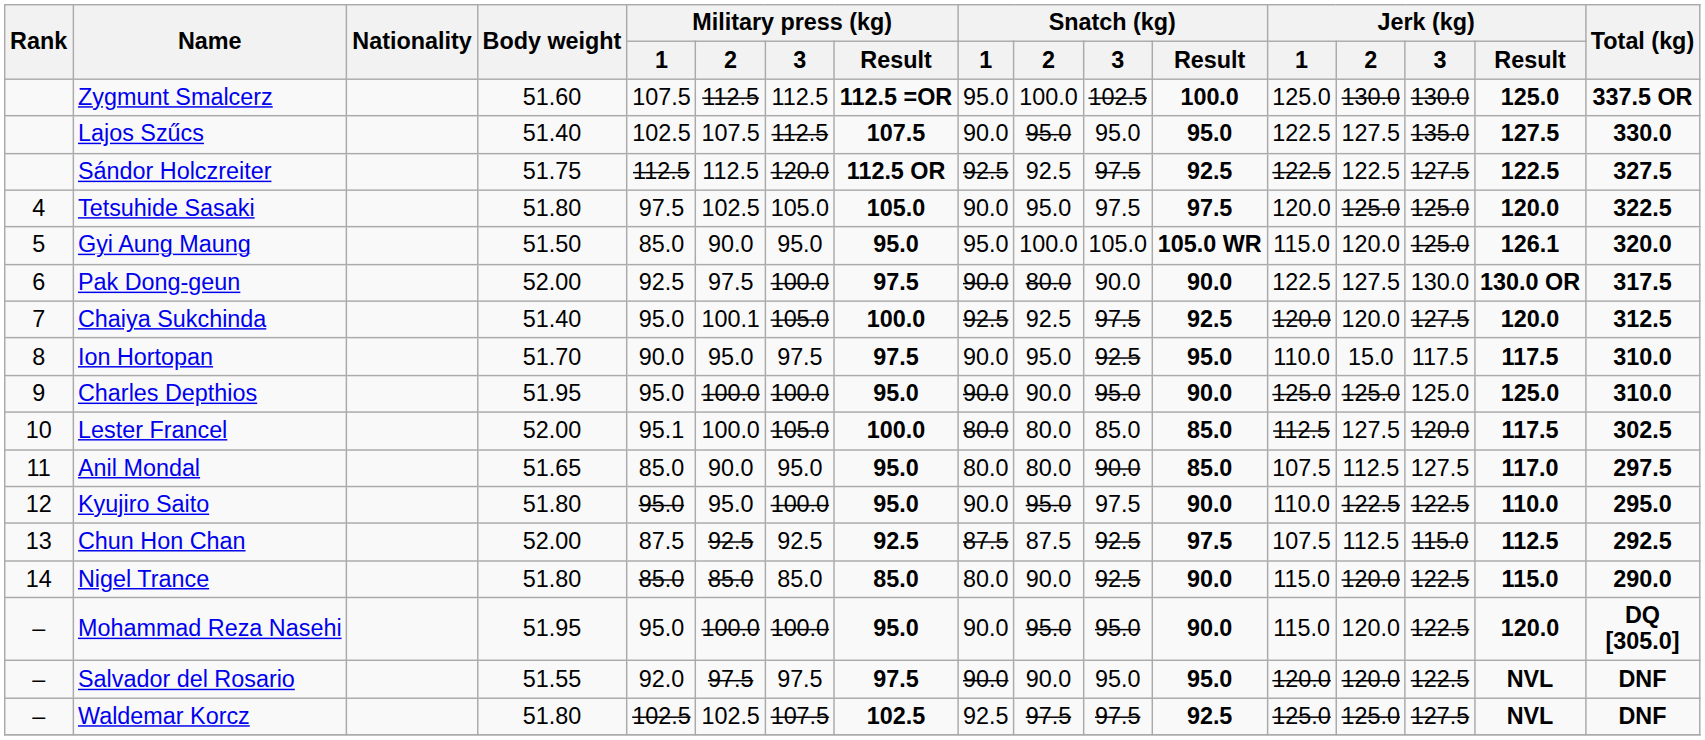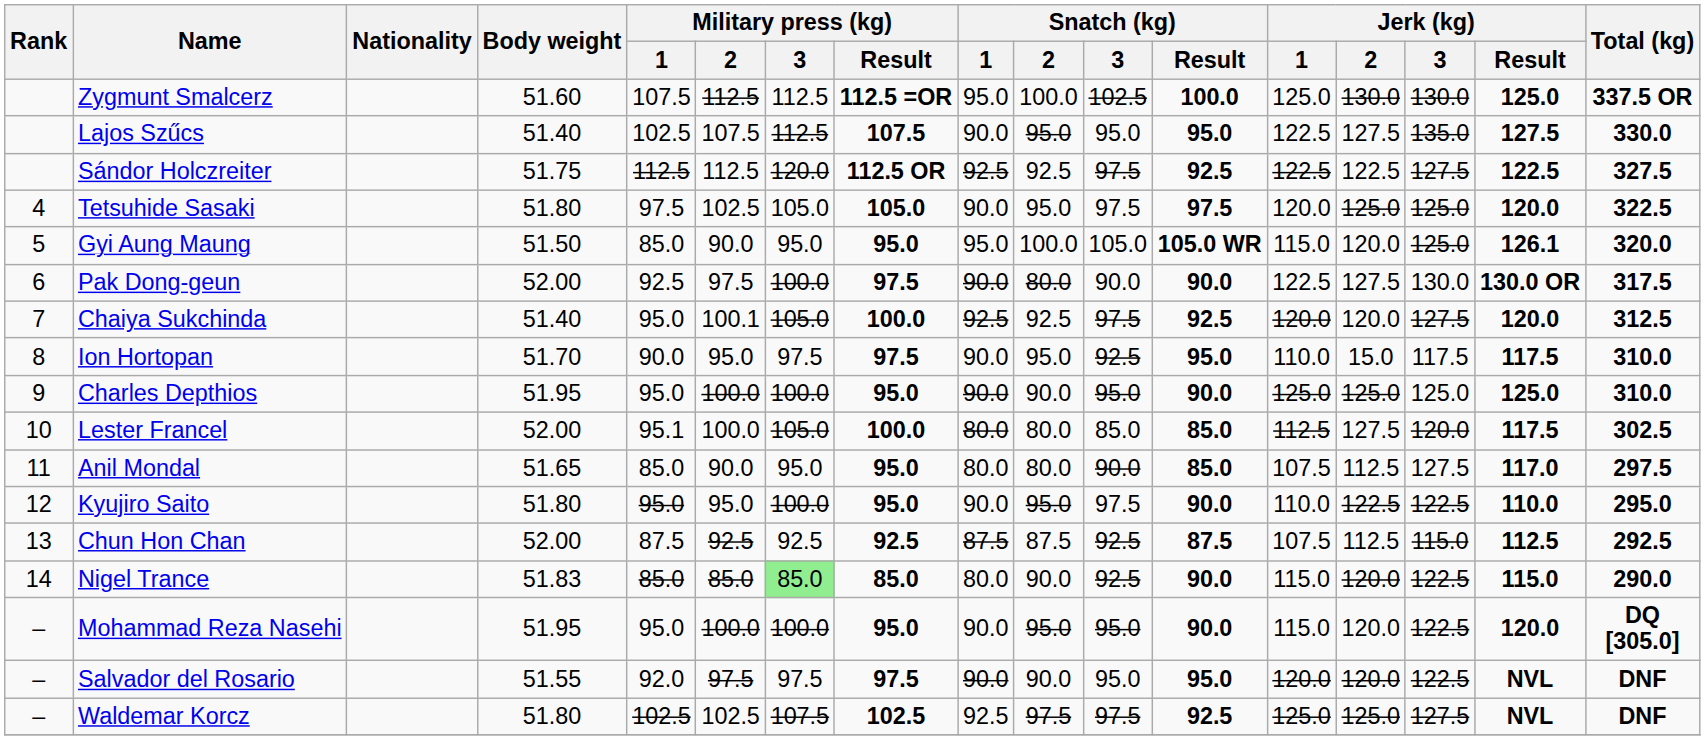(1210, 541) 97.5 -> (1210, 541) 87.5
(552, 578) 51.80 -> (552, 578) 51.83
(800, 578) no background -> (800, 578) lightgreen background
